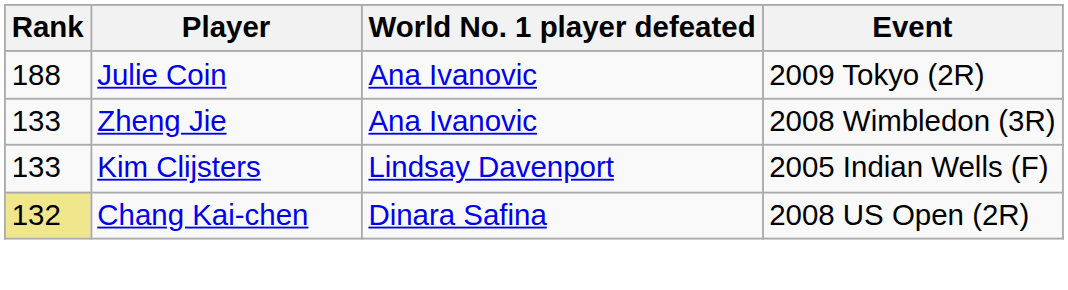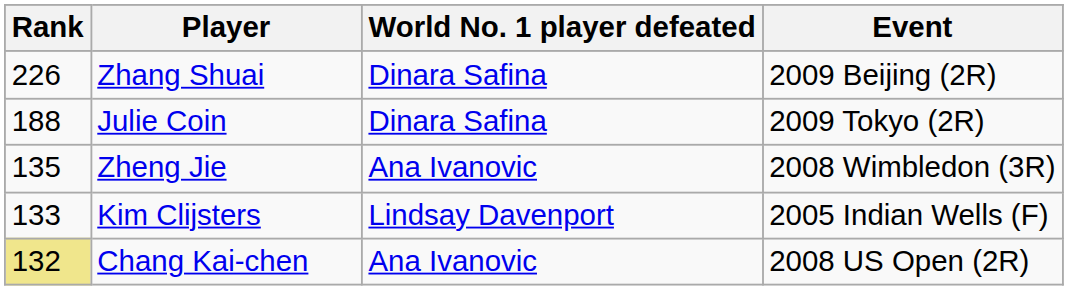+ row: (181, 74)
(453, 74) Ana Ivanovic -> (458, 121) Dinara Safina
(36, 121) 133 -> (36, 167) 135
(458, 214) Dinara Safina -> (453, 261) Ana Ivanovic
